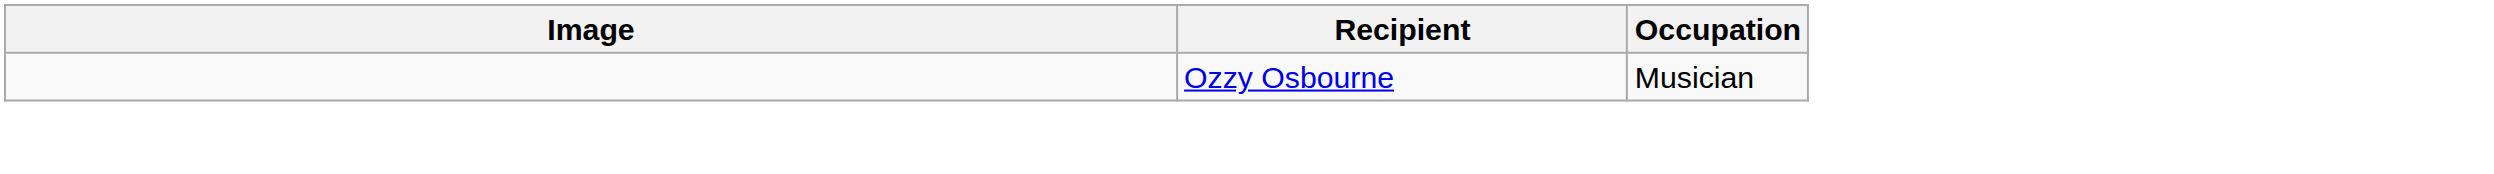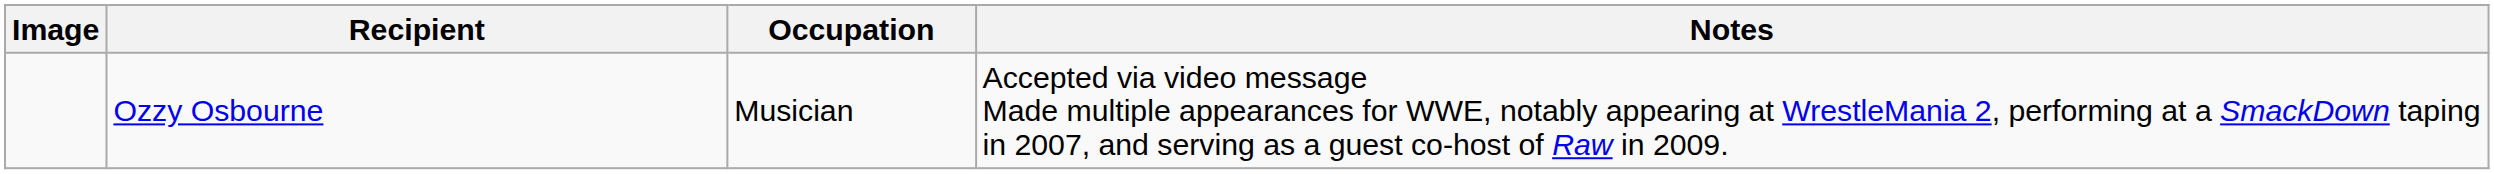+ column: (1732, 29)
